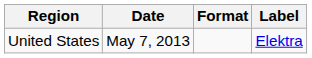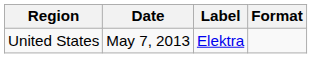columns swapped: (279, 16) <-> (223, 16)
